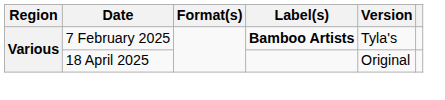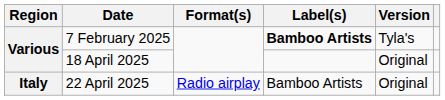+ row: (107, 83)
